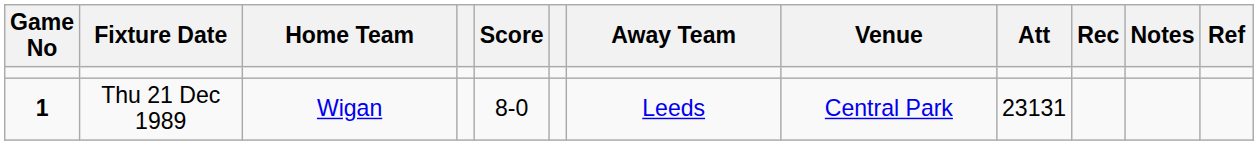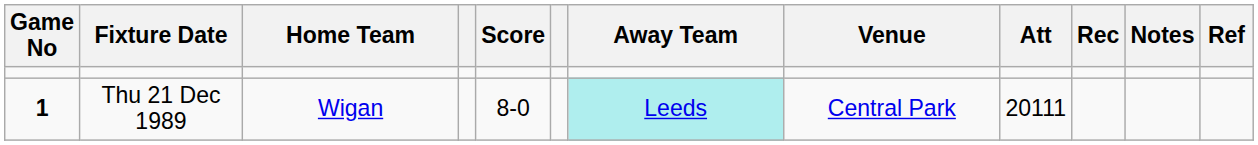(674, 108) no background -> (676, 108) paleturquoise background
(1034, 108) 23131 -> (1036, 108) 20111
